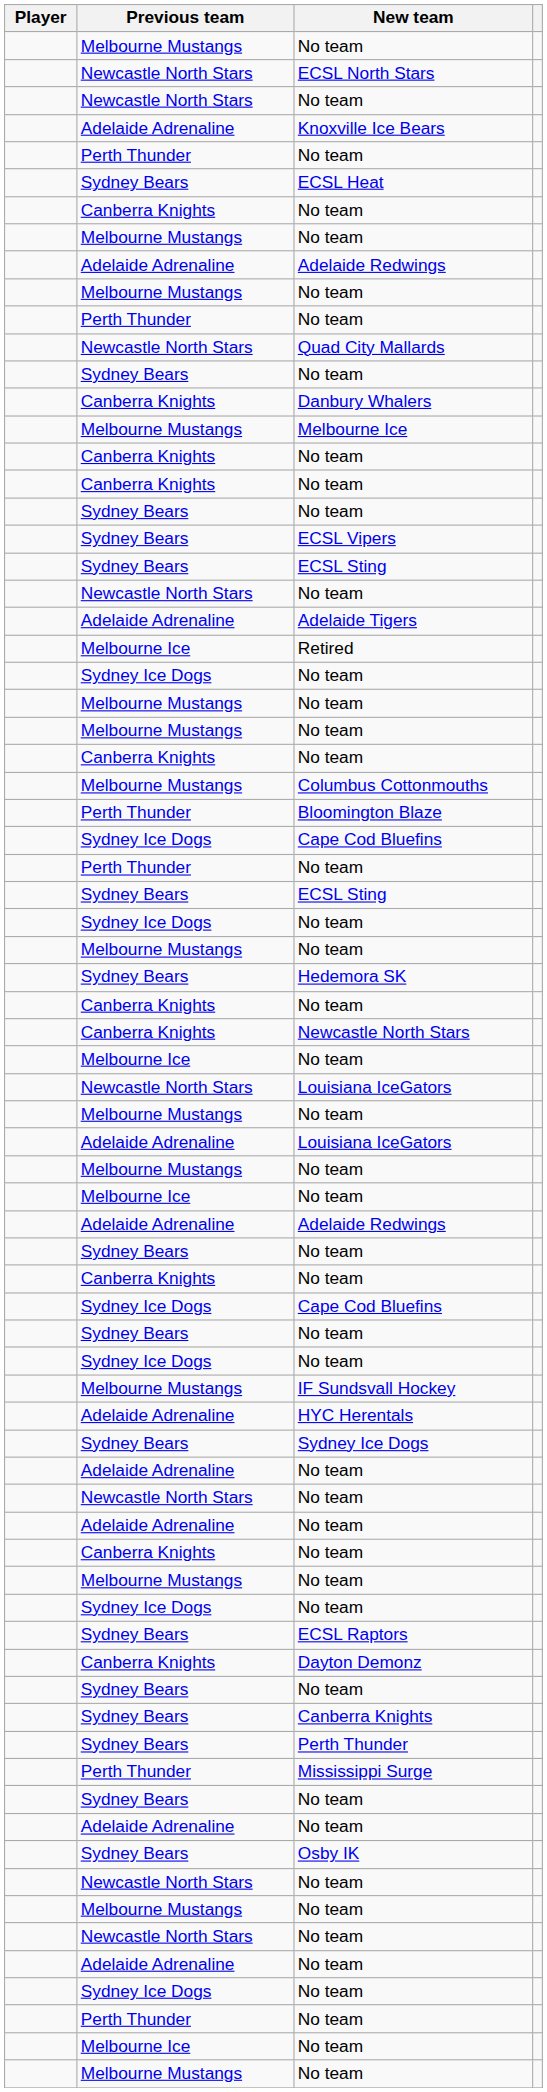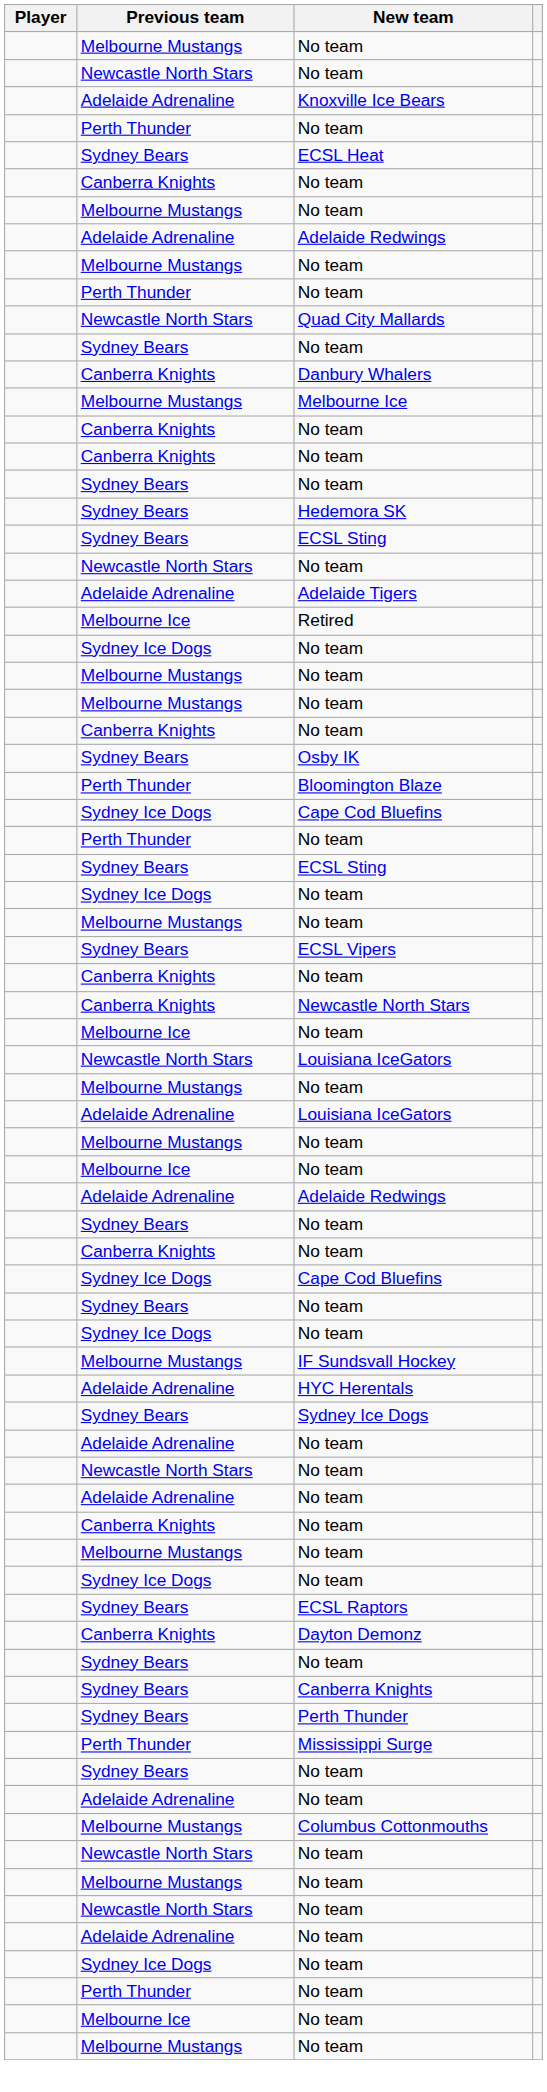- row: (167, 73)
rows swapped: (135, 538) <-> (135, 977)
rows swapped: (135, 1854) <-> (161, 785)
